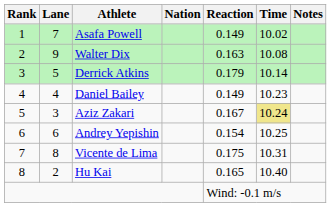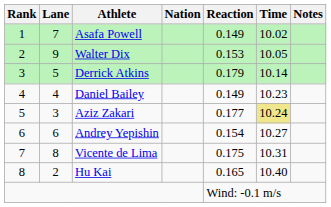(230, 53) 0.163 -> (230, 53) 0.153
(273, 53) 10.08 -> (273, 53) 10.05
(230, 113) 0.167 -> (230, 113) 0.177
(273, 133) 10.25 -> (273, 133) 10.27
